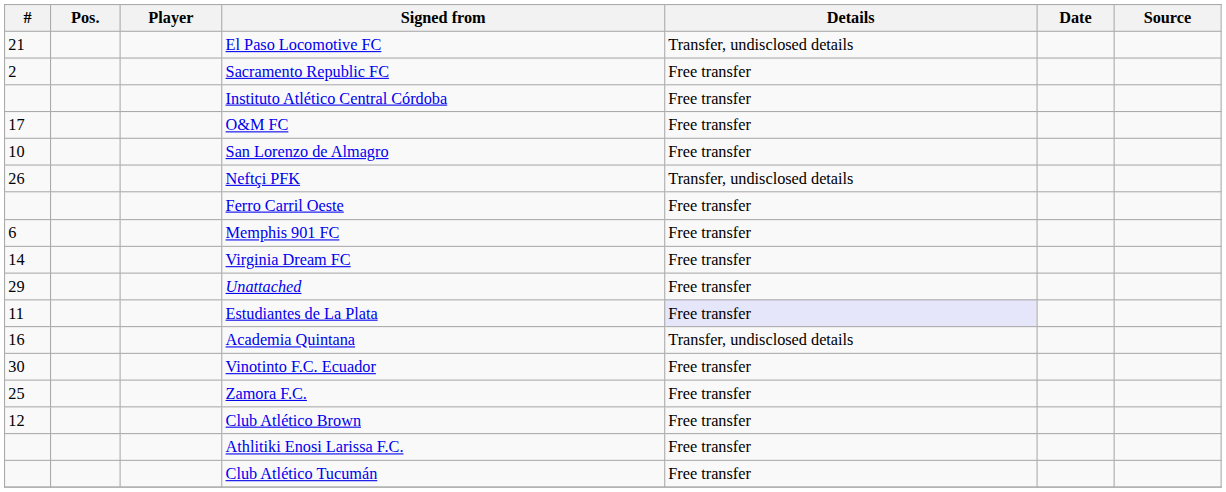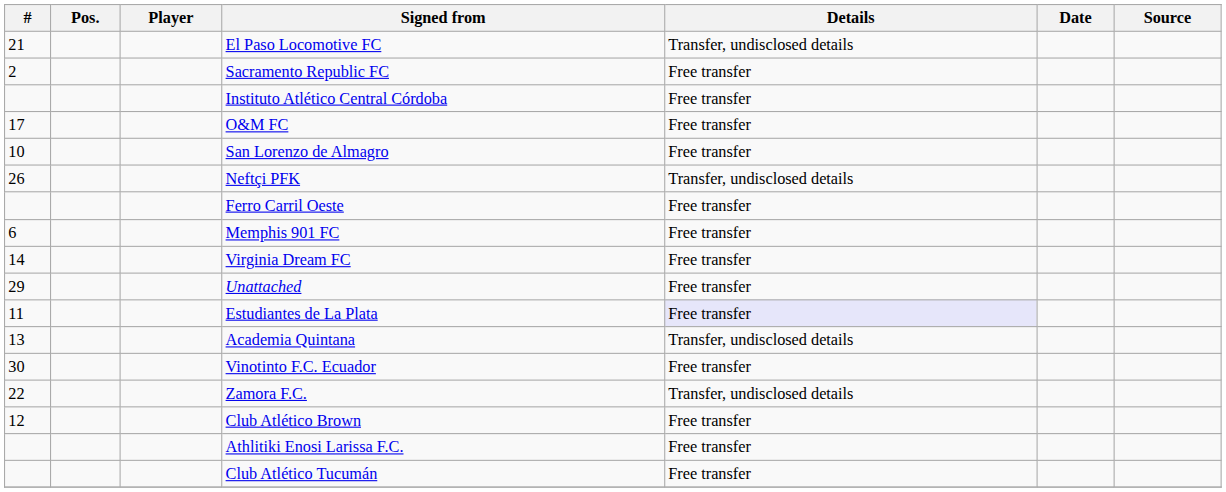(16, 339) 16 -> (16, 339) 13
(16, 393) 25 -> (16, 393) 22
(710, 393) Free transfer -> (761, 393) Transfer, undisclosed details
